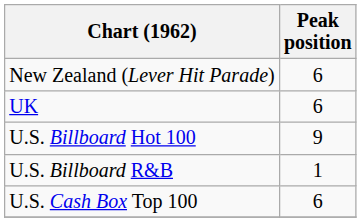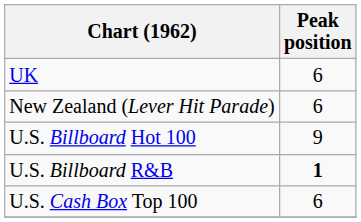rows swapped: (142, 74) <-> (24, 106)
(318, 169) normal -> (318, 169) bold
